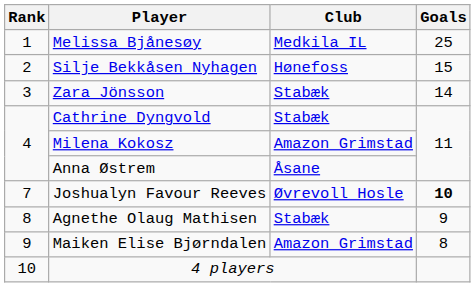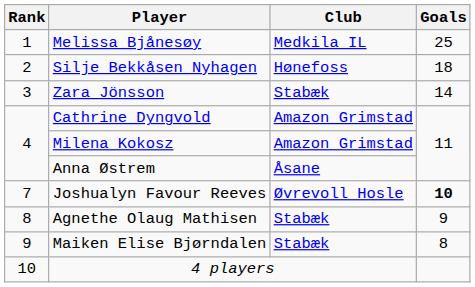(444, 68) 15 -> (444, 68) 18
(302, 118) Stabæk -> (343, 118) Amazon Grimstad
(343, 244) Amazon Grimstad -> (302, 244) Stabæk
